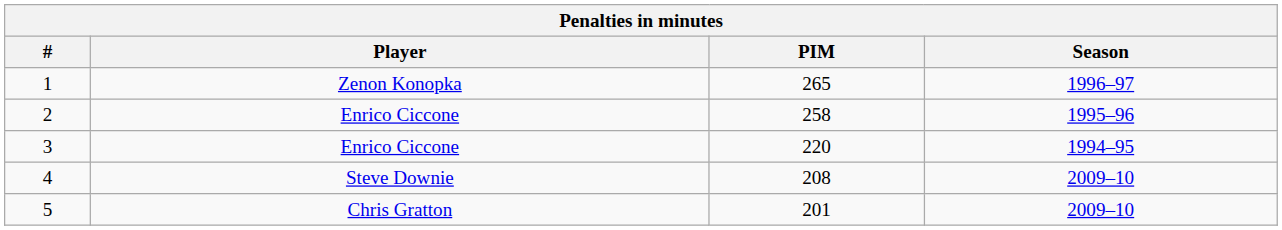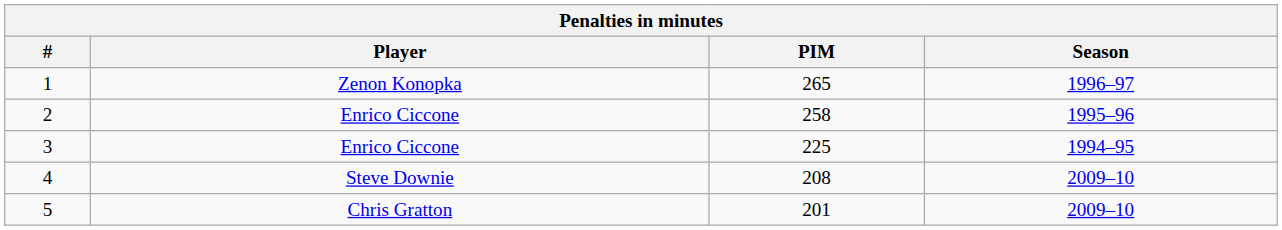(817, 146) 220 -> (817, 146) 225
